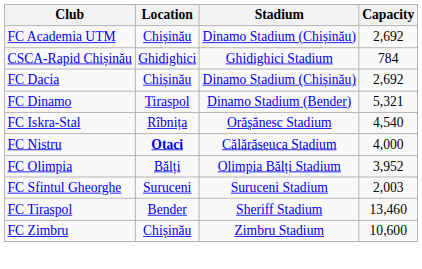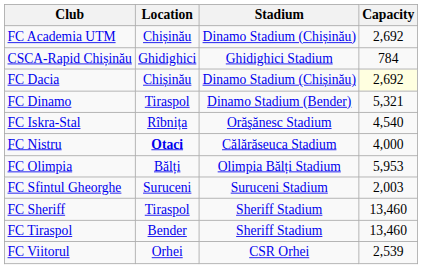(388, 79) no background -> (388, 79) lightyellow background
(388, 166) 3,952 -> (388, 166) 5,953
+ row: (36, 209)
+ row: (39, 252)
- row: (38, 230)
